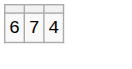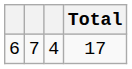+ column: (95, 20)
